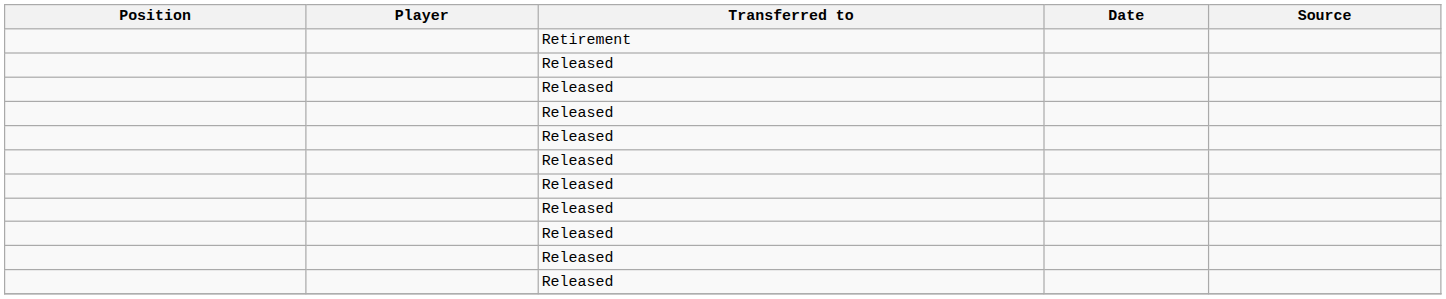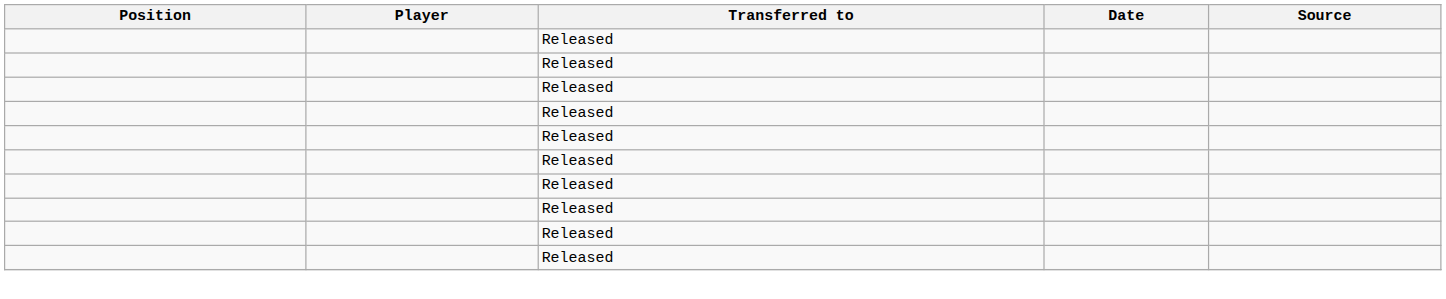- row: (155, 41)
